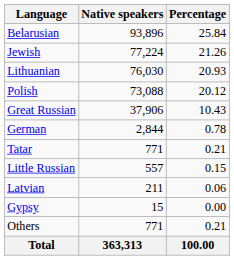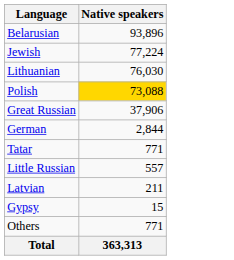- column: (198, 14)
(147, 91) no background -> (147, 91) gold background
